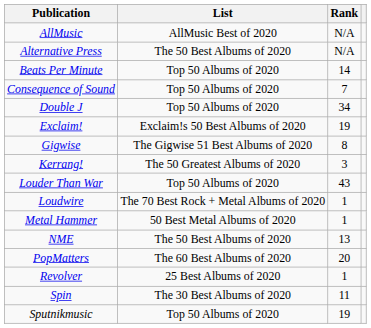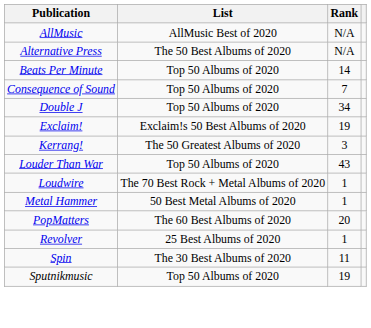- row: (61, 145)
- row: (61, 239)
